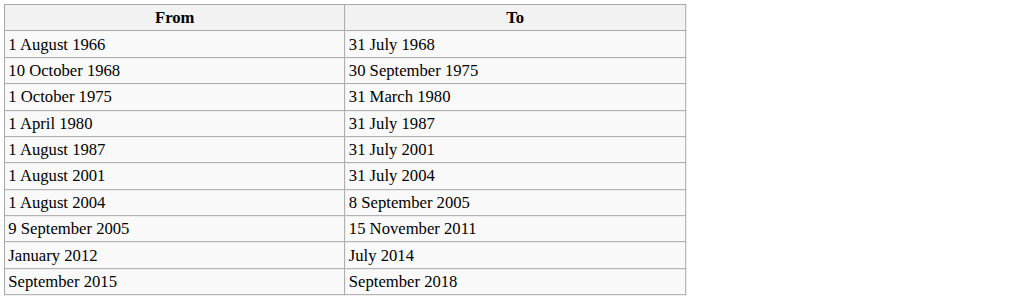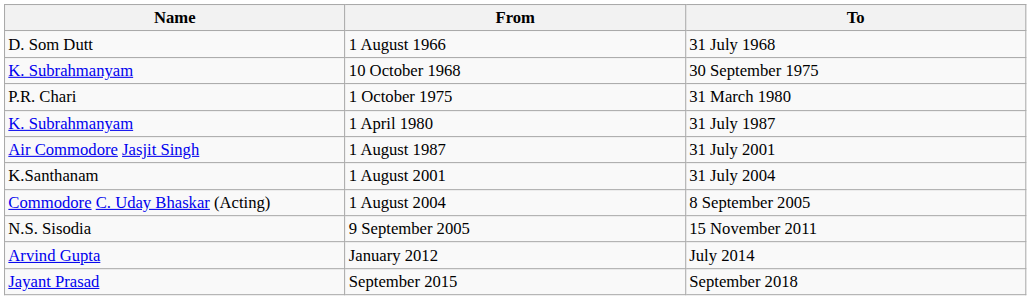+ column: (175, 17)
